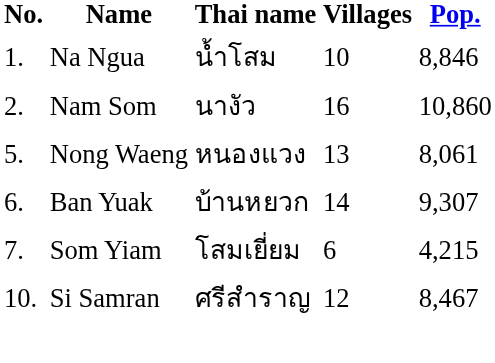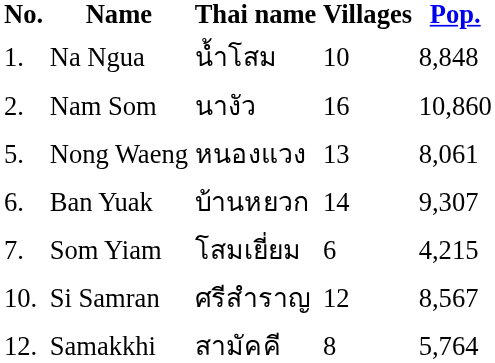(449, 56) 8,846 -> (449, 56) 8,848
(449, 297) 8,467 -> (449, 297) 8,567
+ row: (103, 345)
